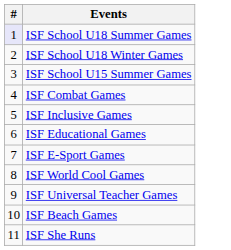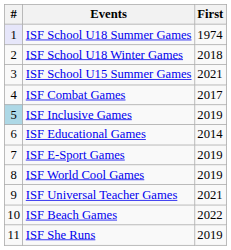+ column: (210, 14)
(14, 114) no background -> (14, 114) lightblue background
